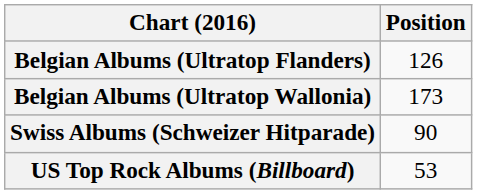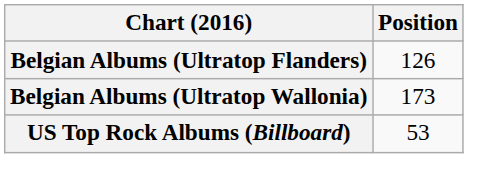- row: (193, 133)
